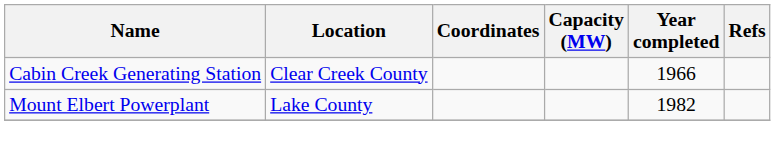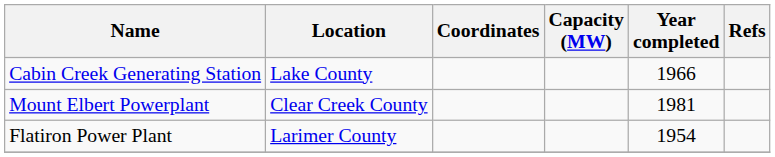(349, 73) Clear Creek County -> (321, 73) Lake County
(321, 104) Lake County -> (349, 104) Clear Creek County
(676, 104) 1982 -> (676, 104) 1981
+ row: (91, 135)
